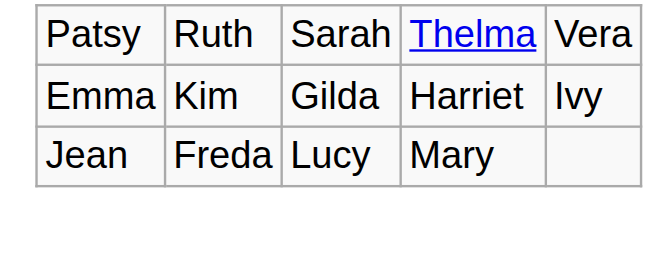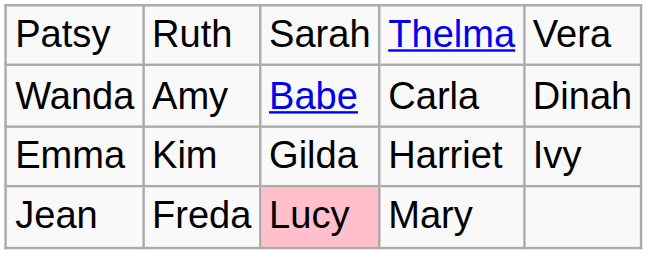+ row: (75, 95)
(330, 155) no background -> (309, 215) pink background
